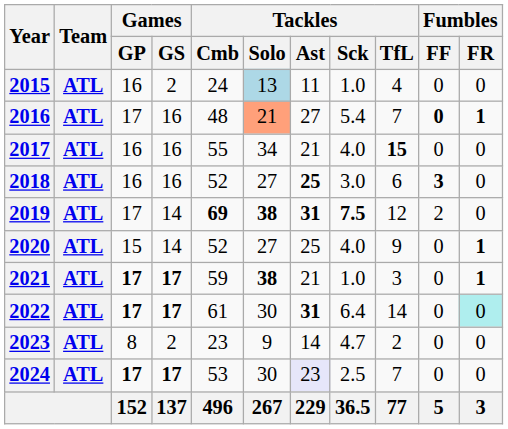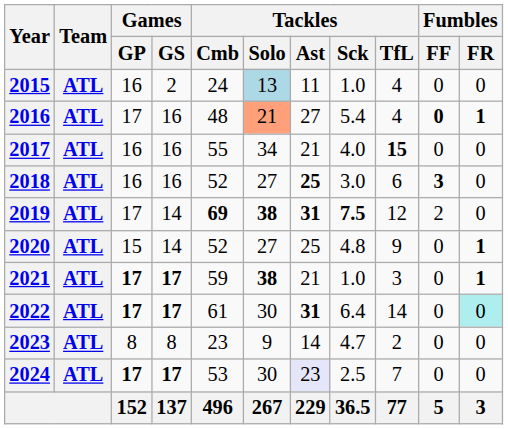(397, 117) 7 -> (397, 117) 4
(353, 246) 4.0 -> (353, 246) 4.8
(172, 342) 2 -> (172, 342) 8
